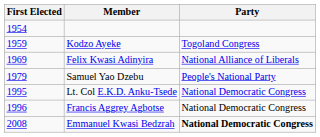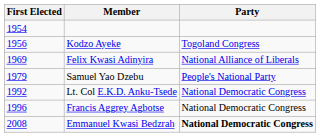(17, 44) 1959 -> (17, 44) 1956
(17, 92) 1995 -> (17, 92) 1992
